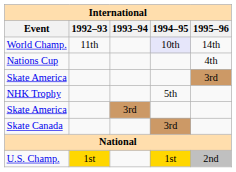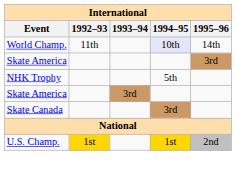- row: (32, 61)
